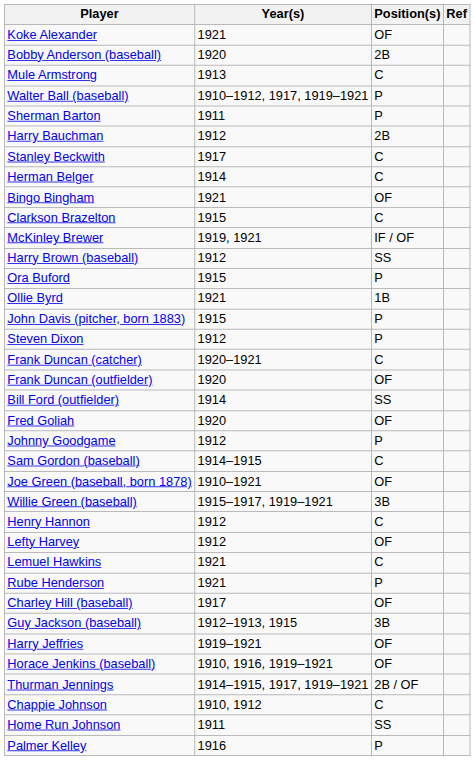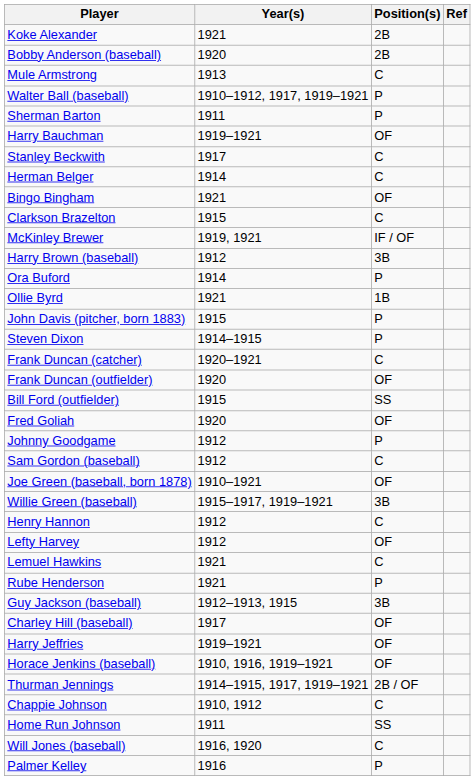(383, 34) OF -> (382, 34) 2B
(212, 136) 1912 -> (230, 136) 1919–1921
(382, 136) 2B -> (383, 136) OF
(383, 258) SS -> (382, 258) 3B
(212, 278) 1915 -> (212, 278) 1914
(212, 339) 1912 -> (230, 339) 1914–1915
(212, 400) 1914 -> (212, 400) 1915
(230, 461) 1914–1915 -> (212, 461) 1912
rows swapped: (70, 603) <-> (74, 623)
+ row: (66, 745)
